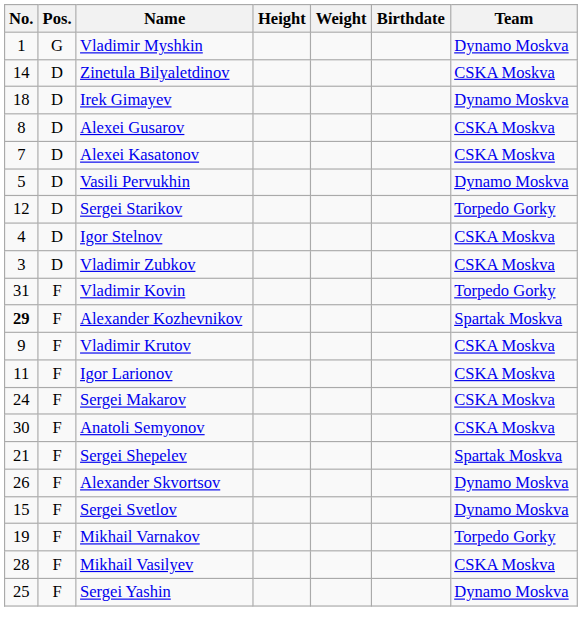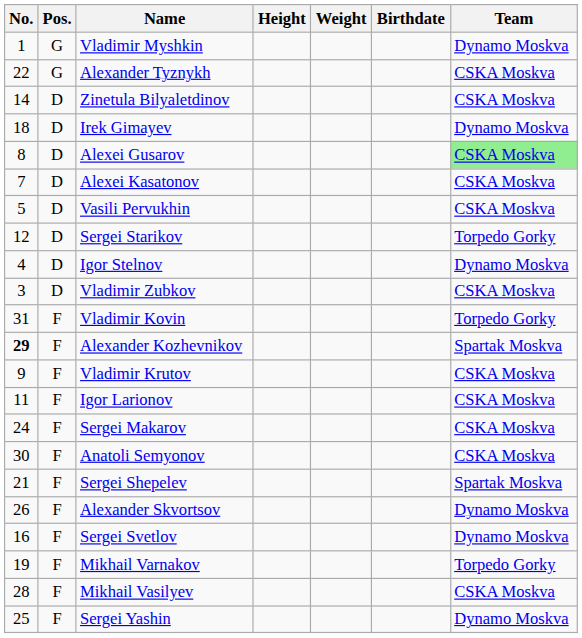+ row: (145, 73)
(505, 127) no background -> (505, 155) lightgreen background
(511, 182) Dynamo Moskva -> (505, 209) CSKA Moskva
(505, 237) CSKA Moskva -> (511, 264) Dynamo Moskva
(21, 510) 15 -> (21, 537) 16
